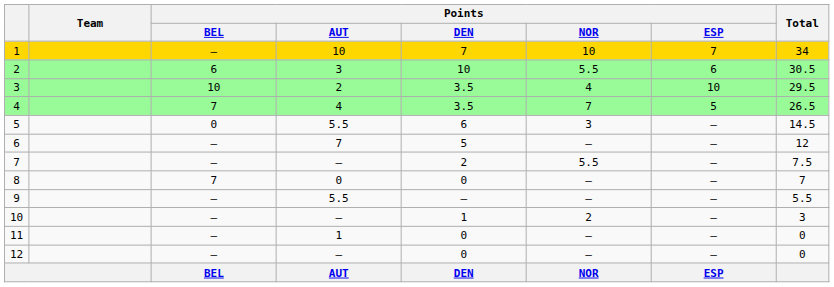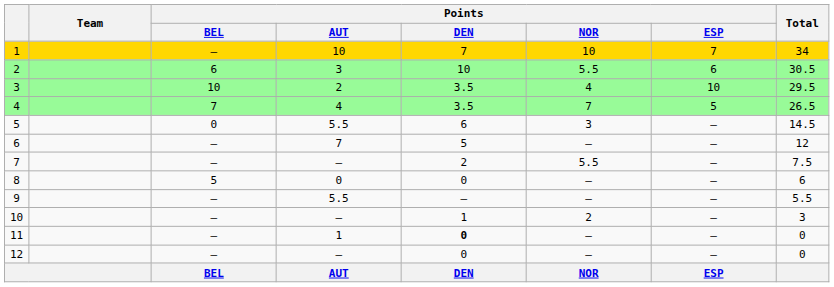(214, 180) 7 -> (214, 180) 5
(802, 180) 7 -> (802, 180) 6
(464, 235) normal -> (464, 235) bold
